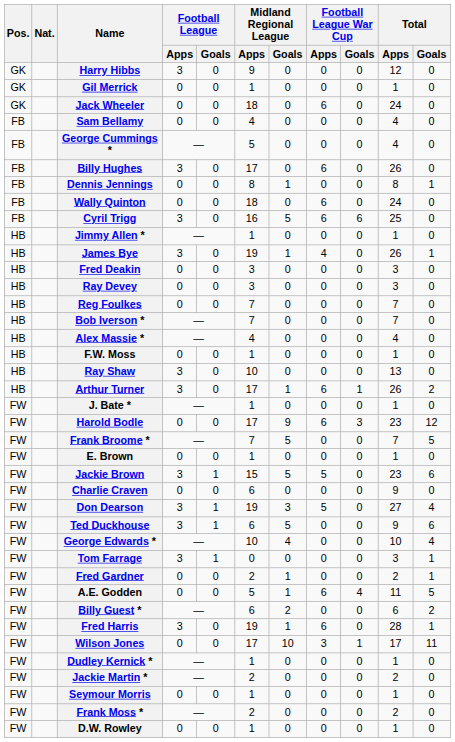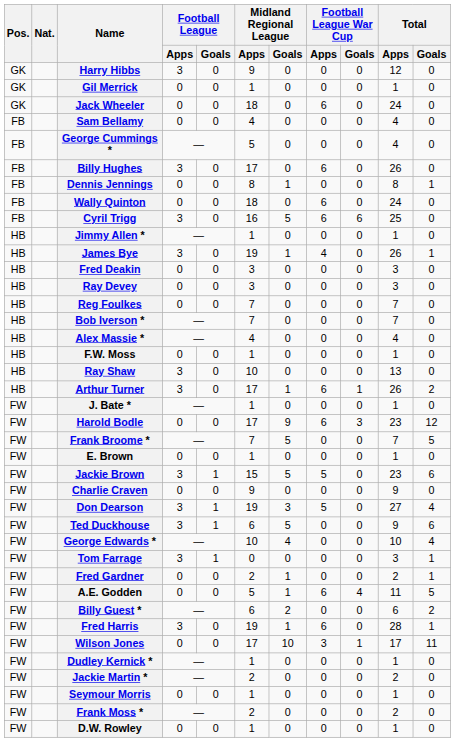(252, 491) 6 -> (252, 491) 9
